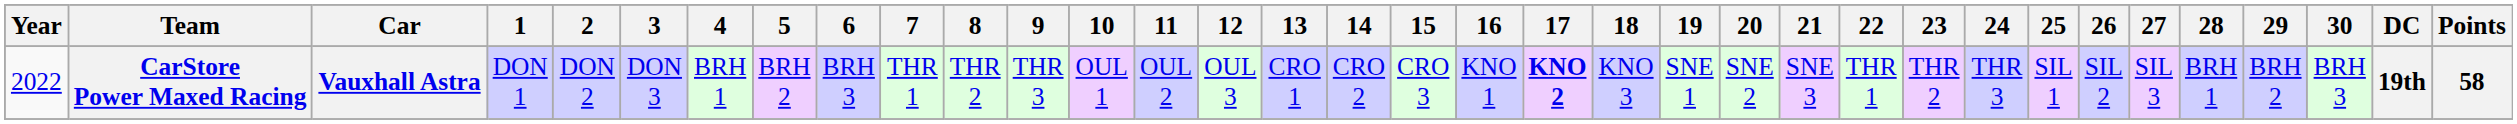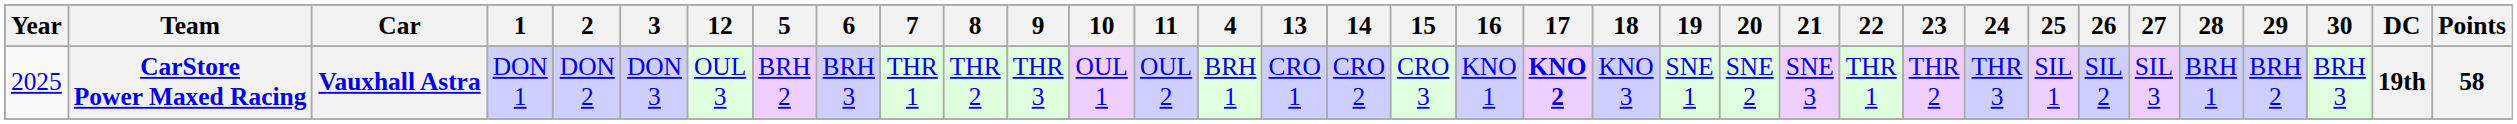columns swapped: (720, 25) <-> (1230, 25)
(36, 81) 2022 -> (36, 81) 2025
